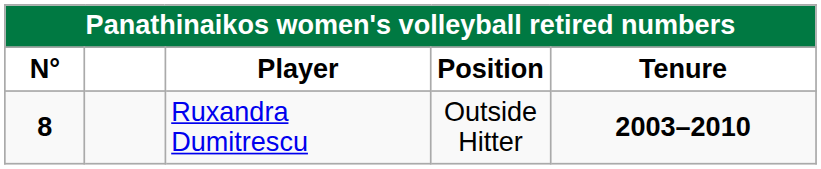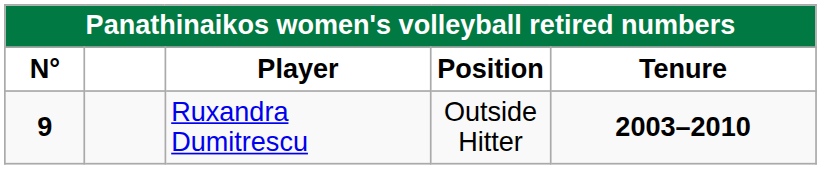(45, 126) 8 -> (45, 126) 9
